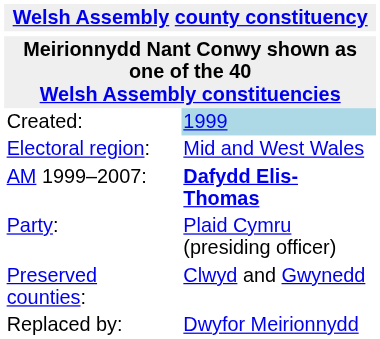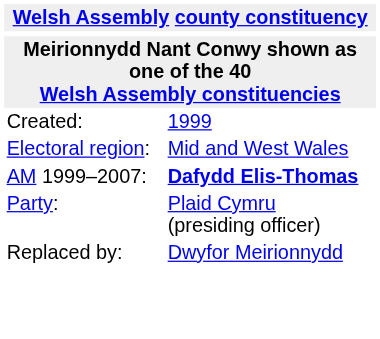(205, 121) lightblue background -> (190, 121) no background
- row: (52, 286)
